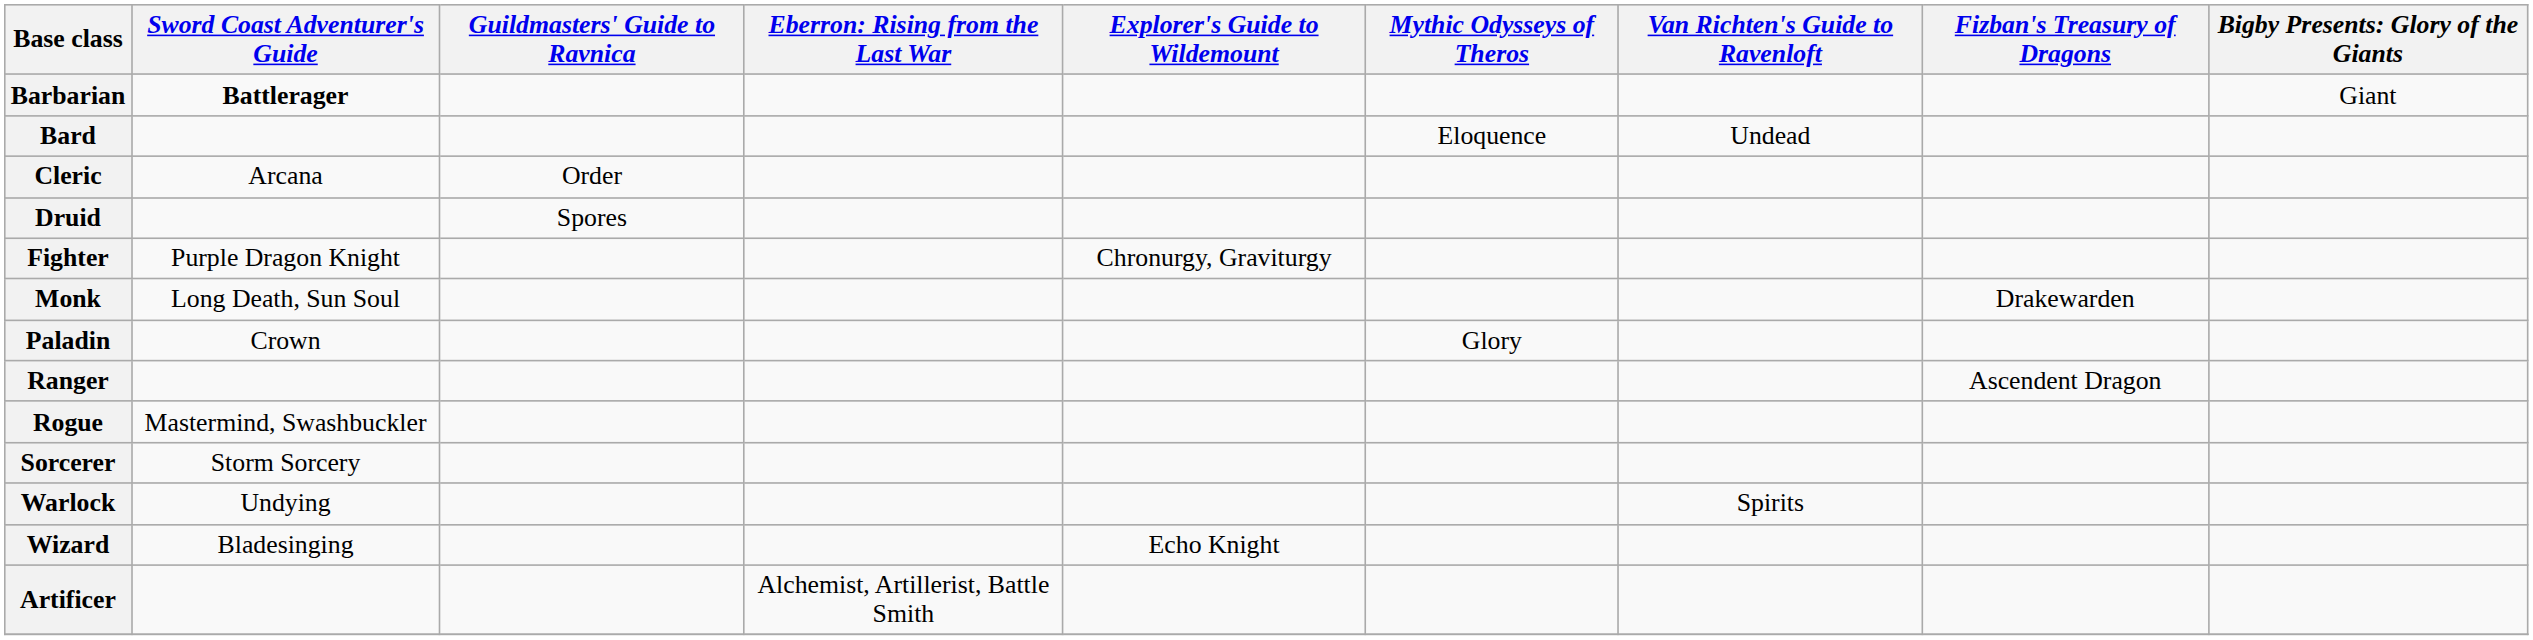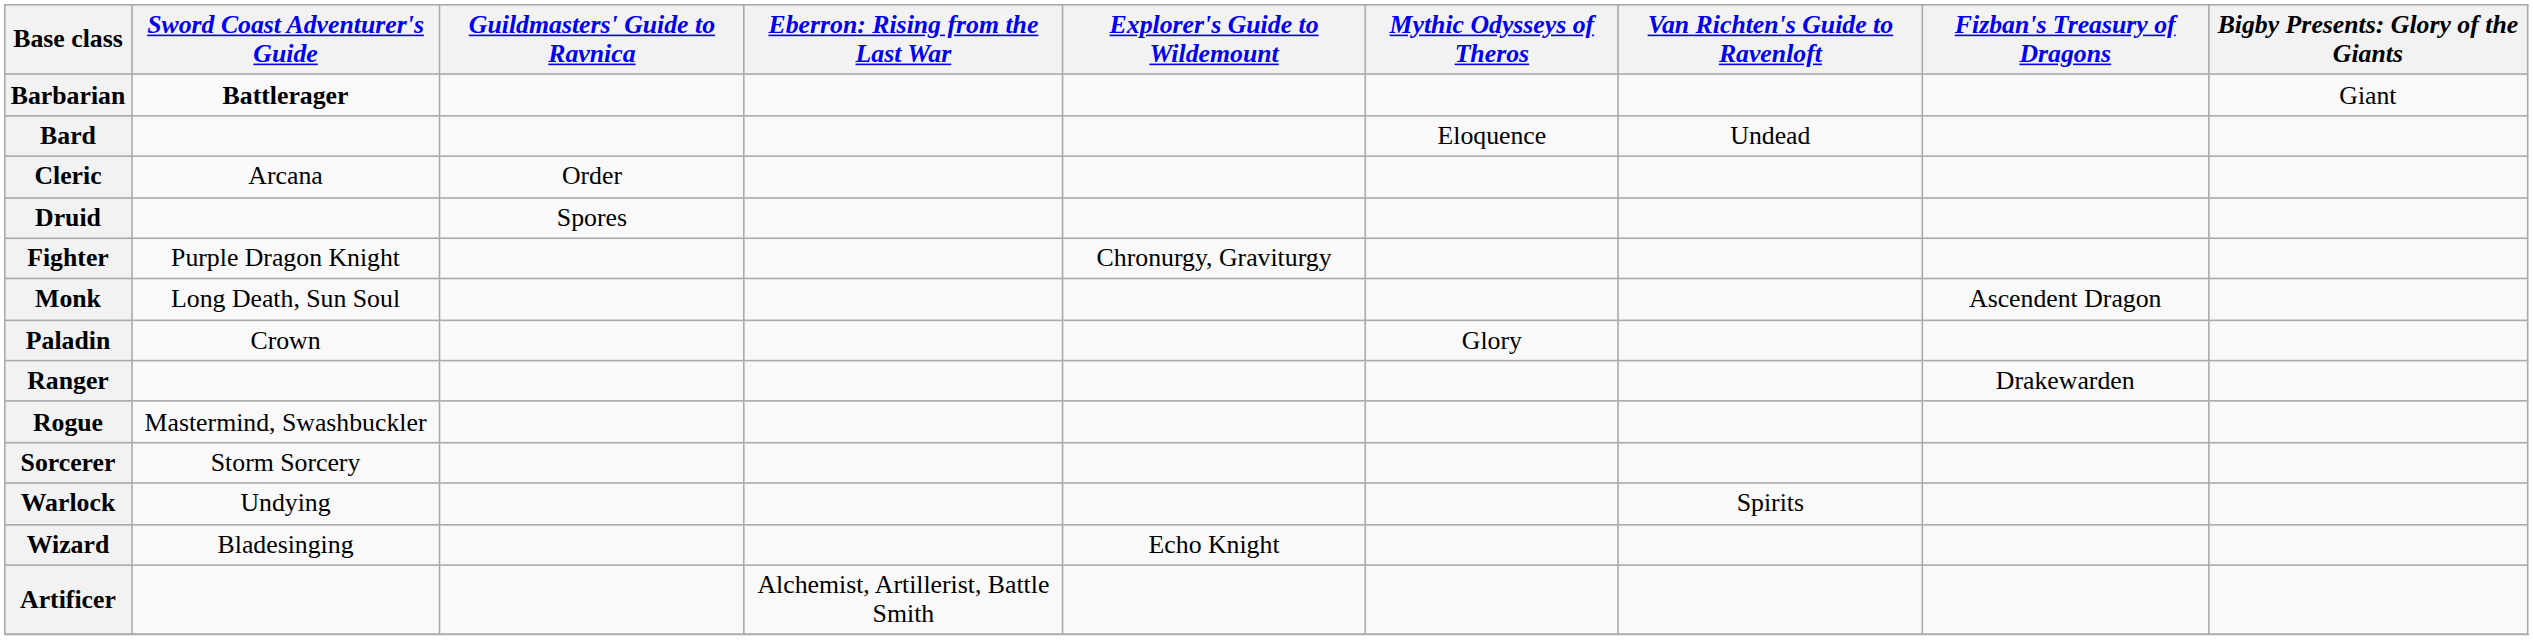(2065, 299) Drakewarden -> (2065, 299) Ascendent Dragon
(2065, 380) Ascendent Dragon -> (2065, 380) Drakewarden
